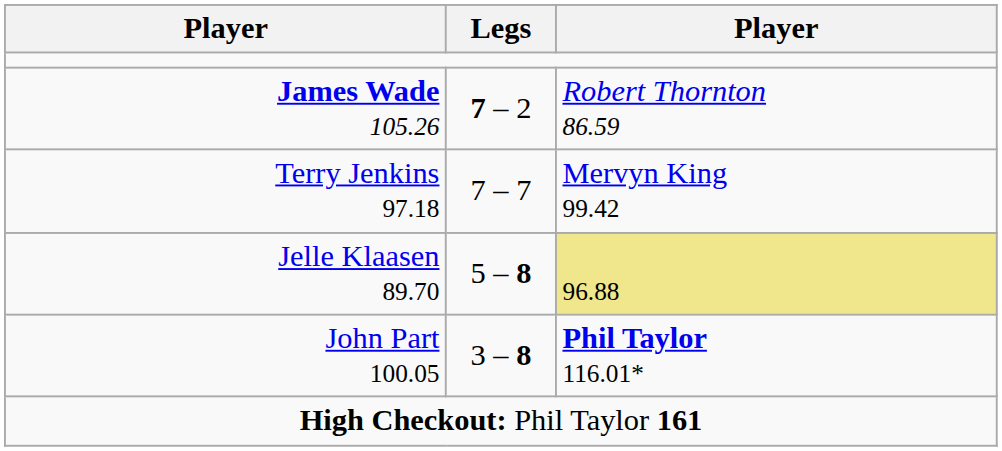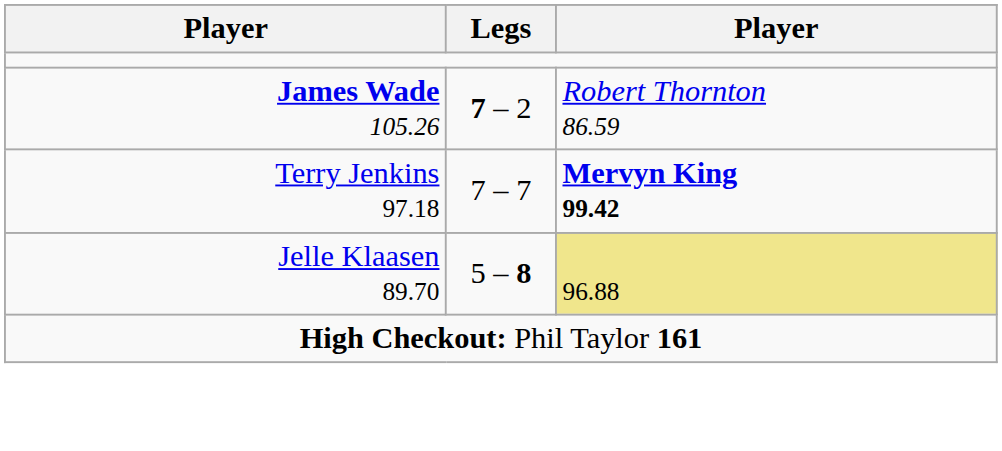(645, 190) normal -> (650, 190) bold
- row: (382, 355)
